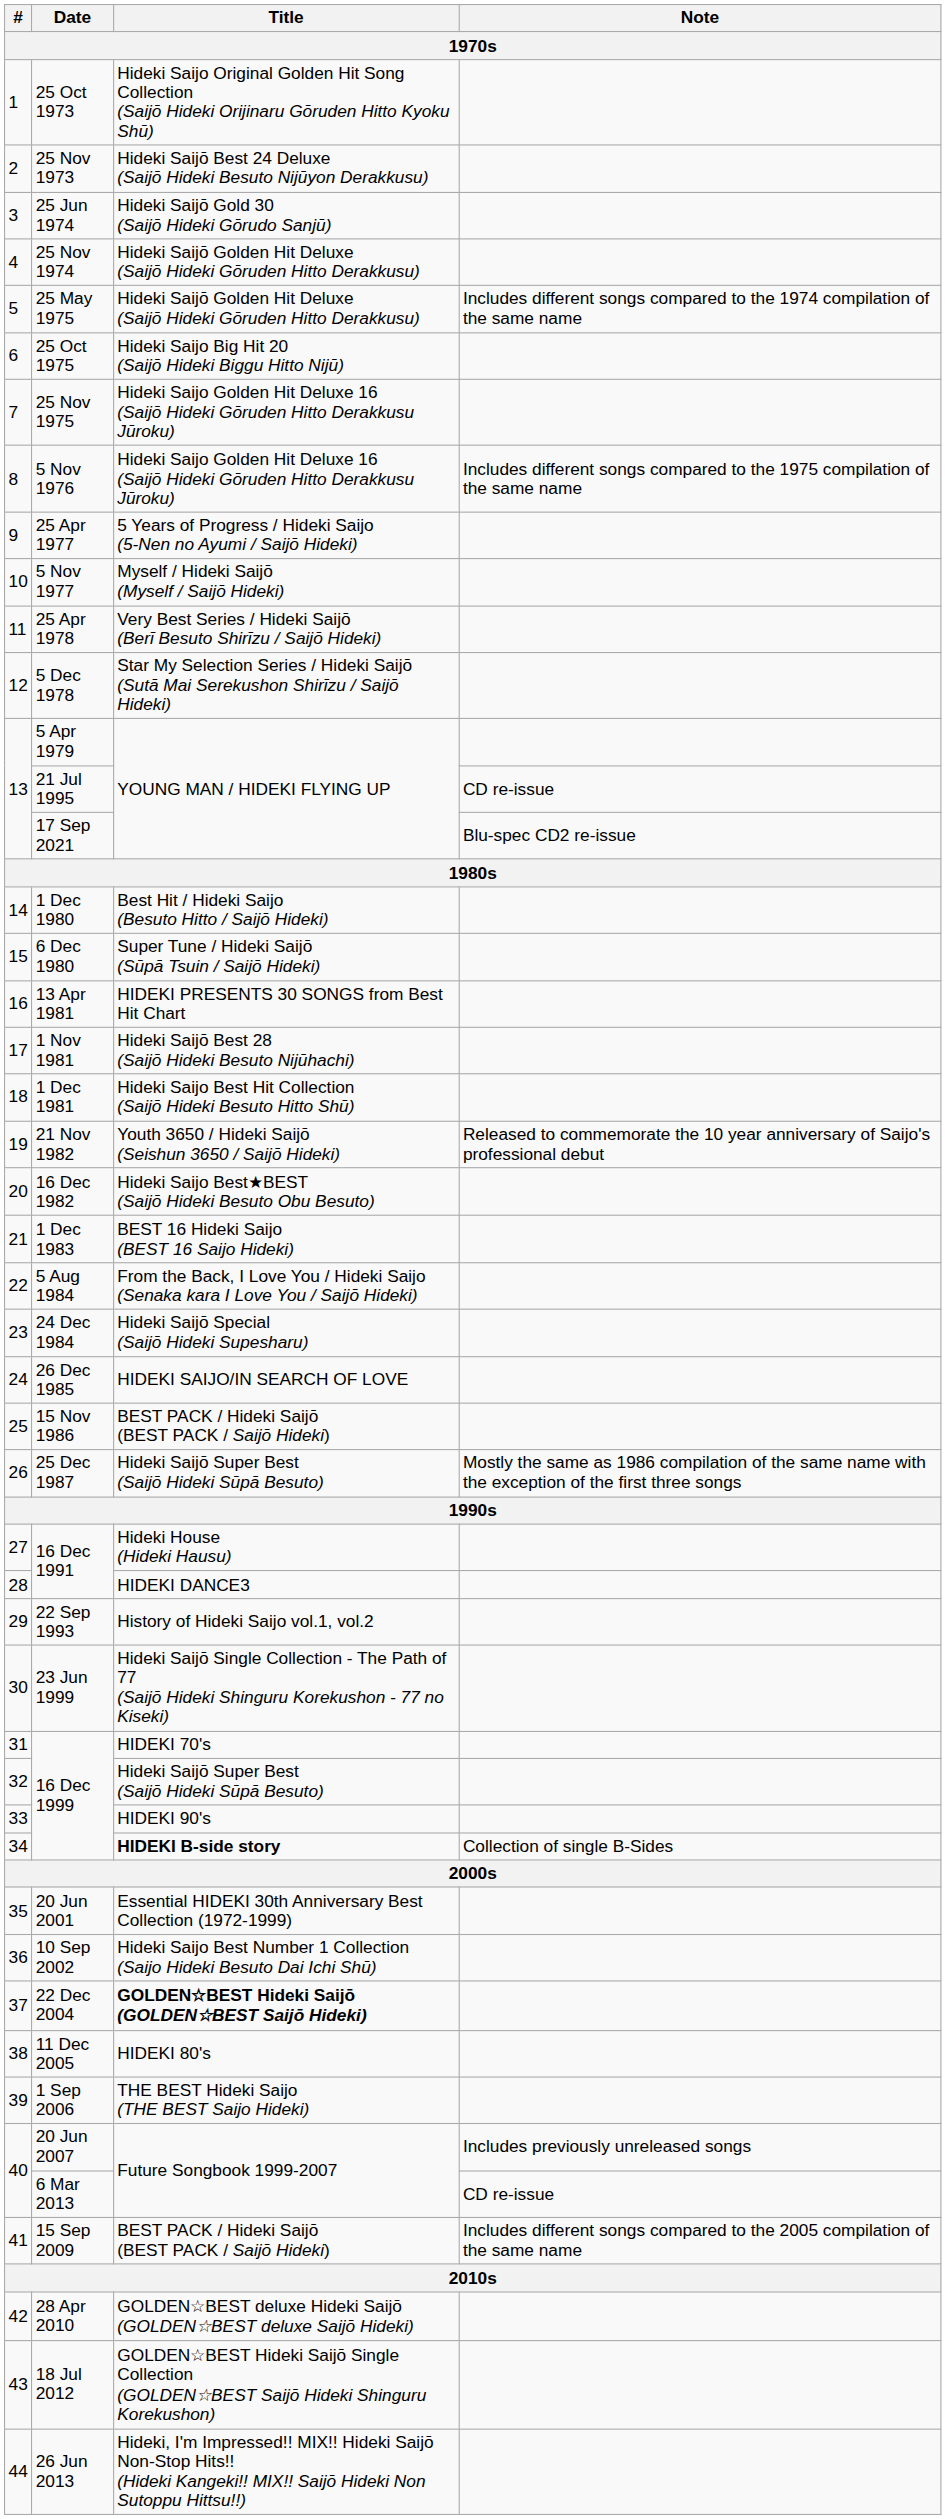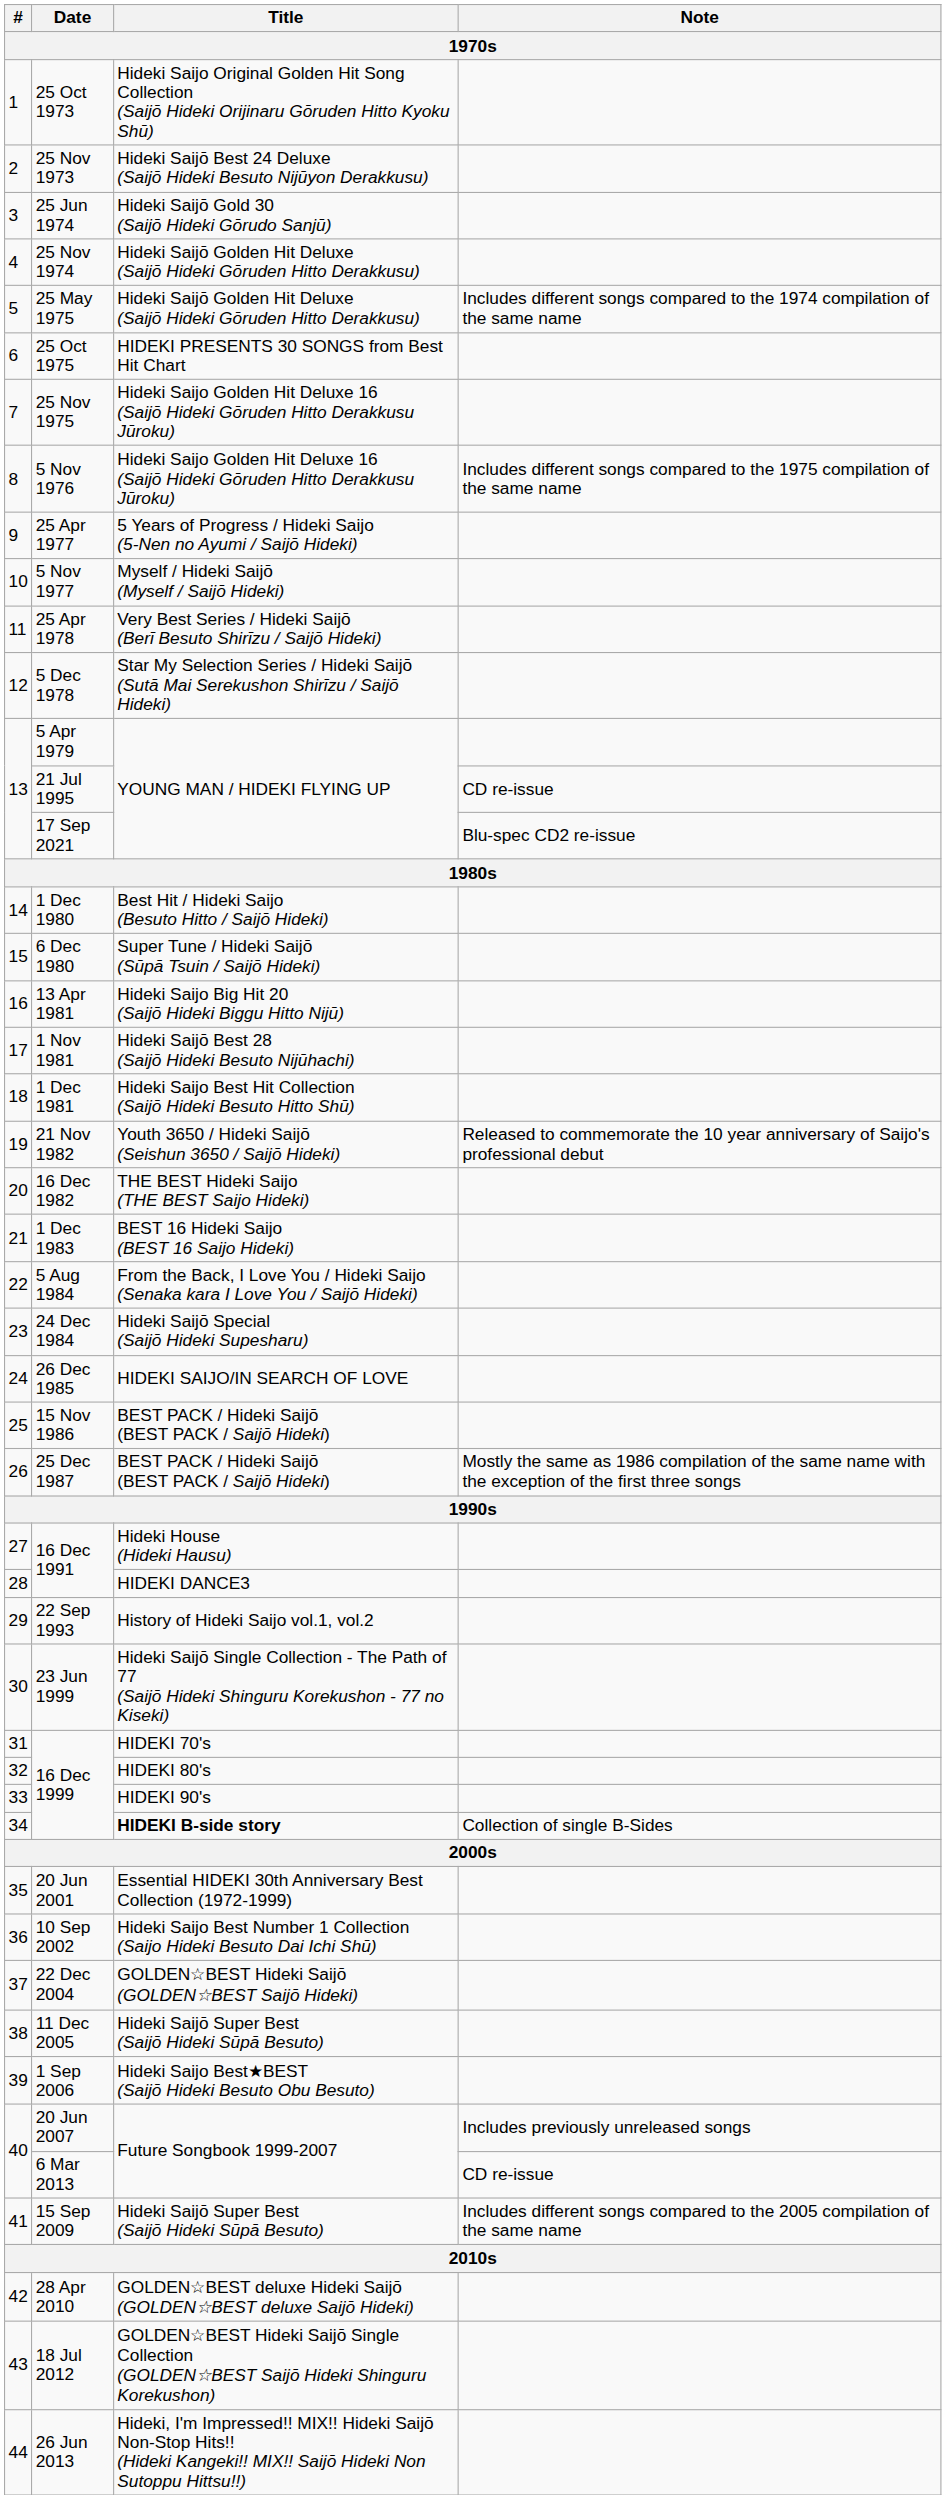(231, 355) Hideki Saijo Big Hit 20 (Saijō Hideki Biggu Hitto Nijū) -> (280, 355) HIDEKI PRESENTS 30 SONGS from Best Hit Chart
(280, 1003) HIDEKI PRESENTS 30 SONGS from Best Hit Chart -> (231, 1003) Hideki Saijo Big Hit 20 (Saijō Hideki Biggu Hitto Nijū)
(246, 1192) Hideki Saijo Best★BEST (Saijō Hideki Besuto Obu Besuto) -> (213, 1191) THE BEST Hideki Saijo (THE BEST Saijo Hideki)
(221, 1473) Hideki Saijō Super Best (Saijō Hideki Sūpā Besuto) -> (224, 1472) BEST PACK / Hideki Saijō (BEST PACK / Saijō Hideki)
(221, 1781) Hideki Saijō Super Best (Saijō Hideki Sūpā Besuto) -> (164, 1770) HIDEKI 80's
(242, 2006) bold -> (238, 1985) normal
(164, 2053) HIDEKI 80's -> (221, 2032) Hideki Saijō Super Best (Saijō Hideki Sūpā Besuto)
(213, 2100) THE BEST Hideki Saijo (THE BEST Saijo Hideki) -> (246, 2080) Hideki Saijo Best★BEST (Saijō Hideki Besuto Obu Besuto)
(224, 2240) BEST PACK / Hideki Saijō (BEST PACK / Saijō Hideki) -> (221, 2221) Hideki Saijō Super Best (Saijō Hideki Sūpā Besuto)
